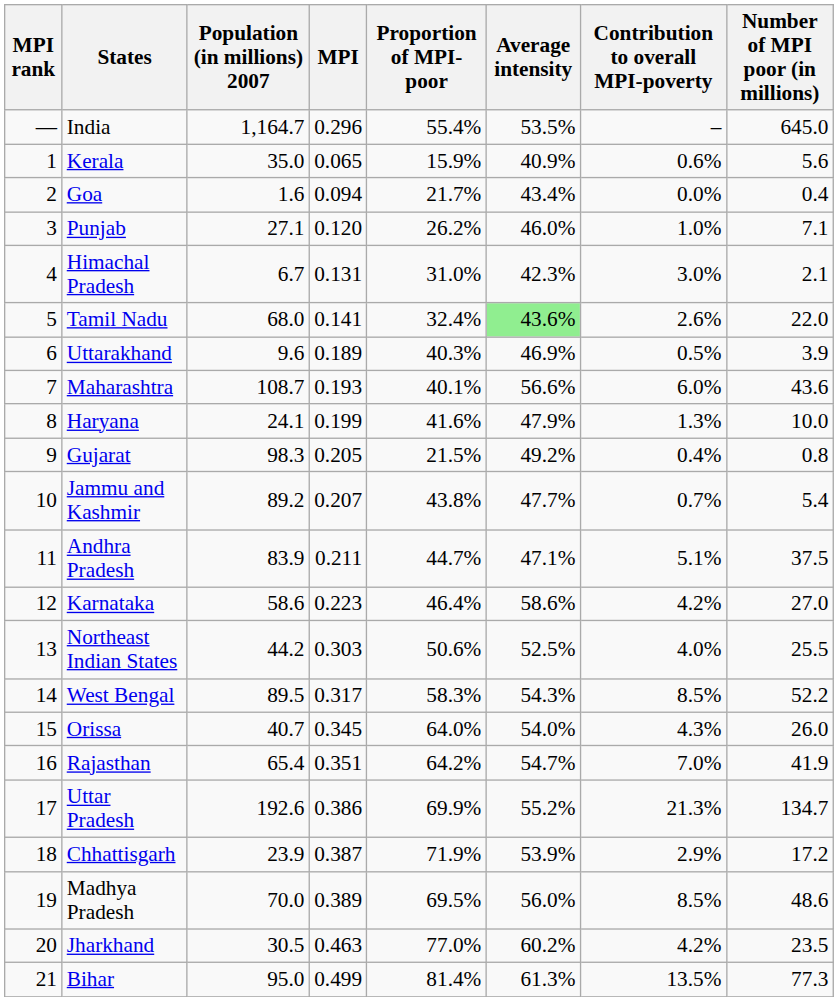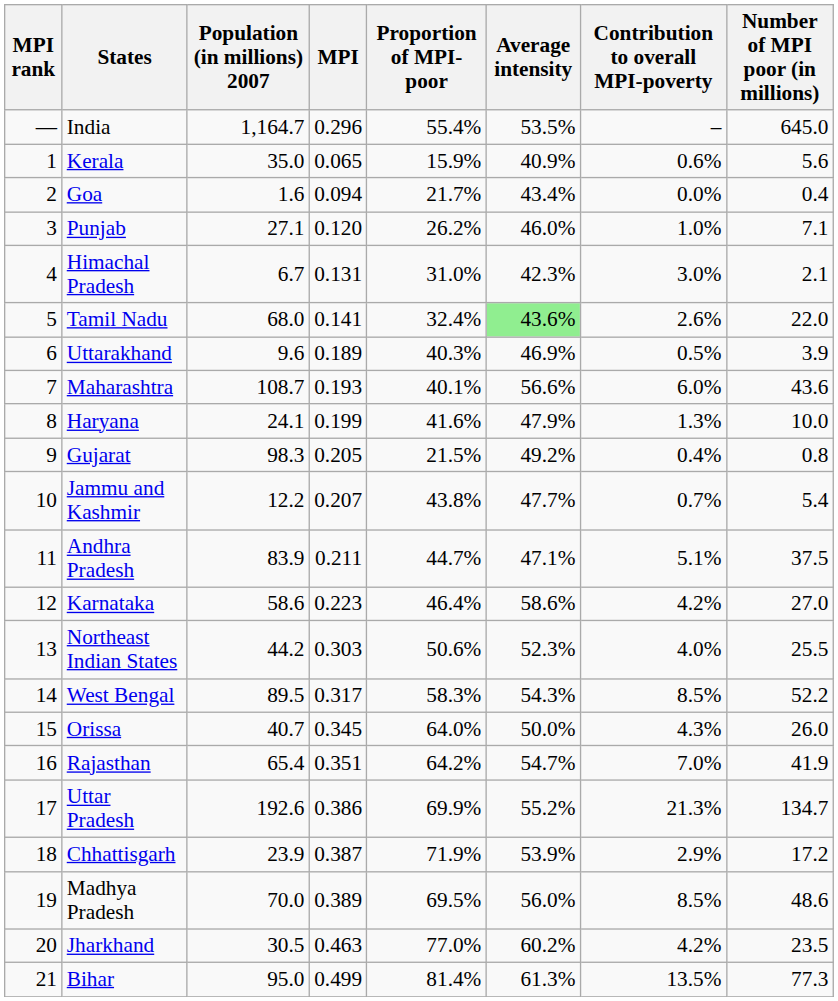(286, 500) 89.2 -> (286, 500) 12.2
(548, 649) 52.5% -> (548, 649) 52.3%
(548, 728) 54.0% -> (548, 728) 50.0%
